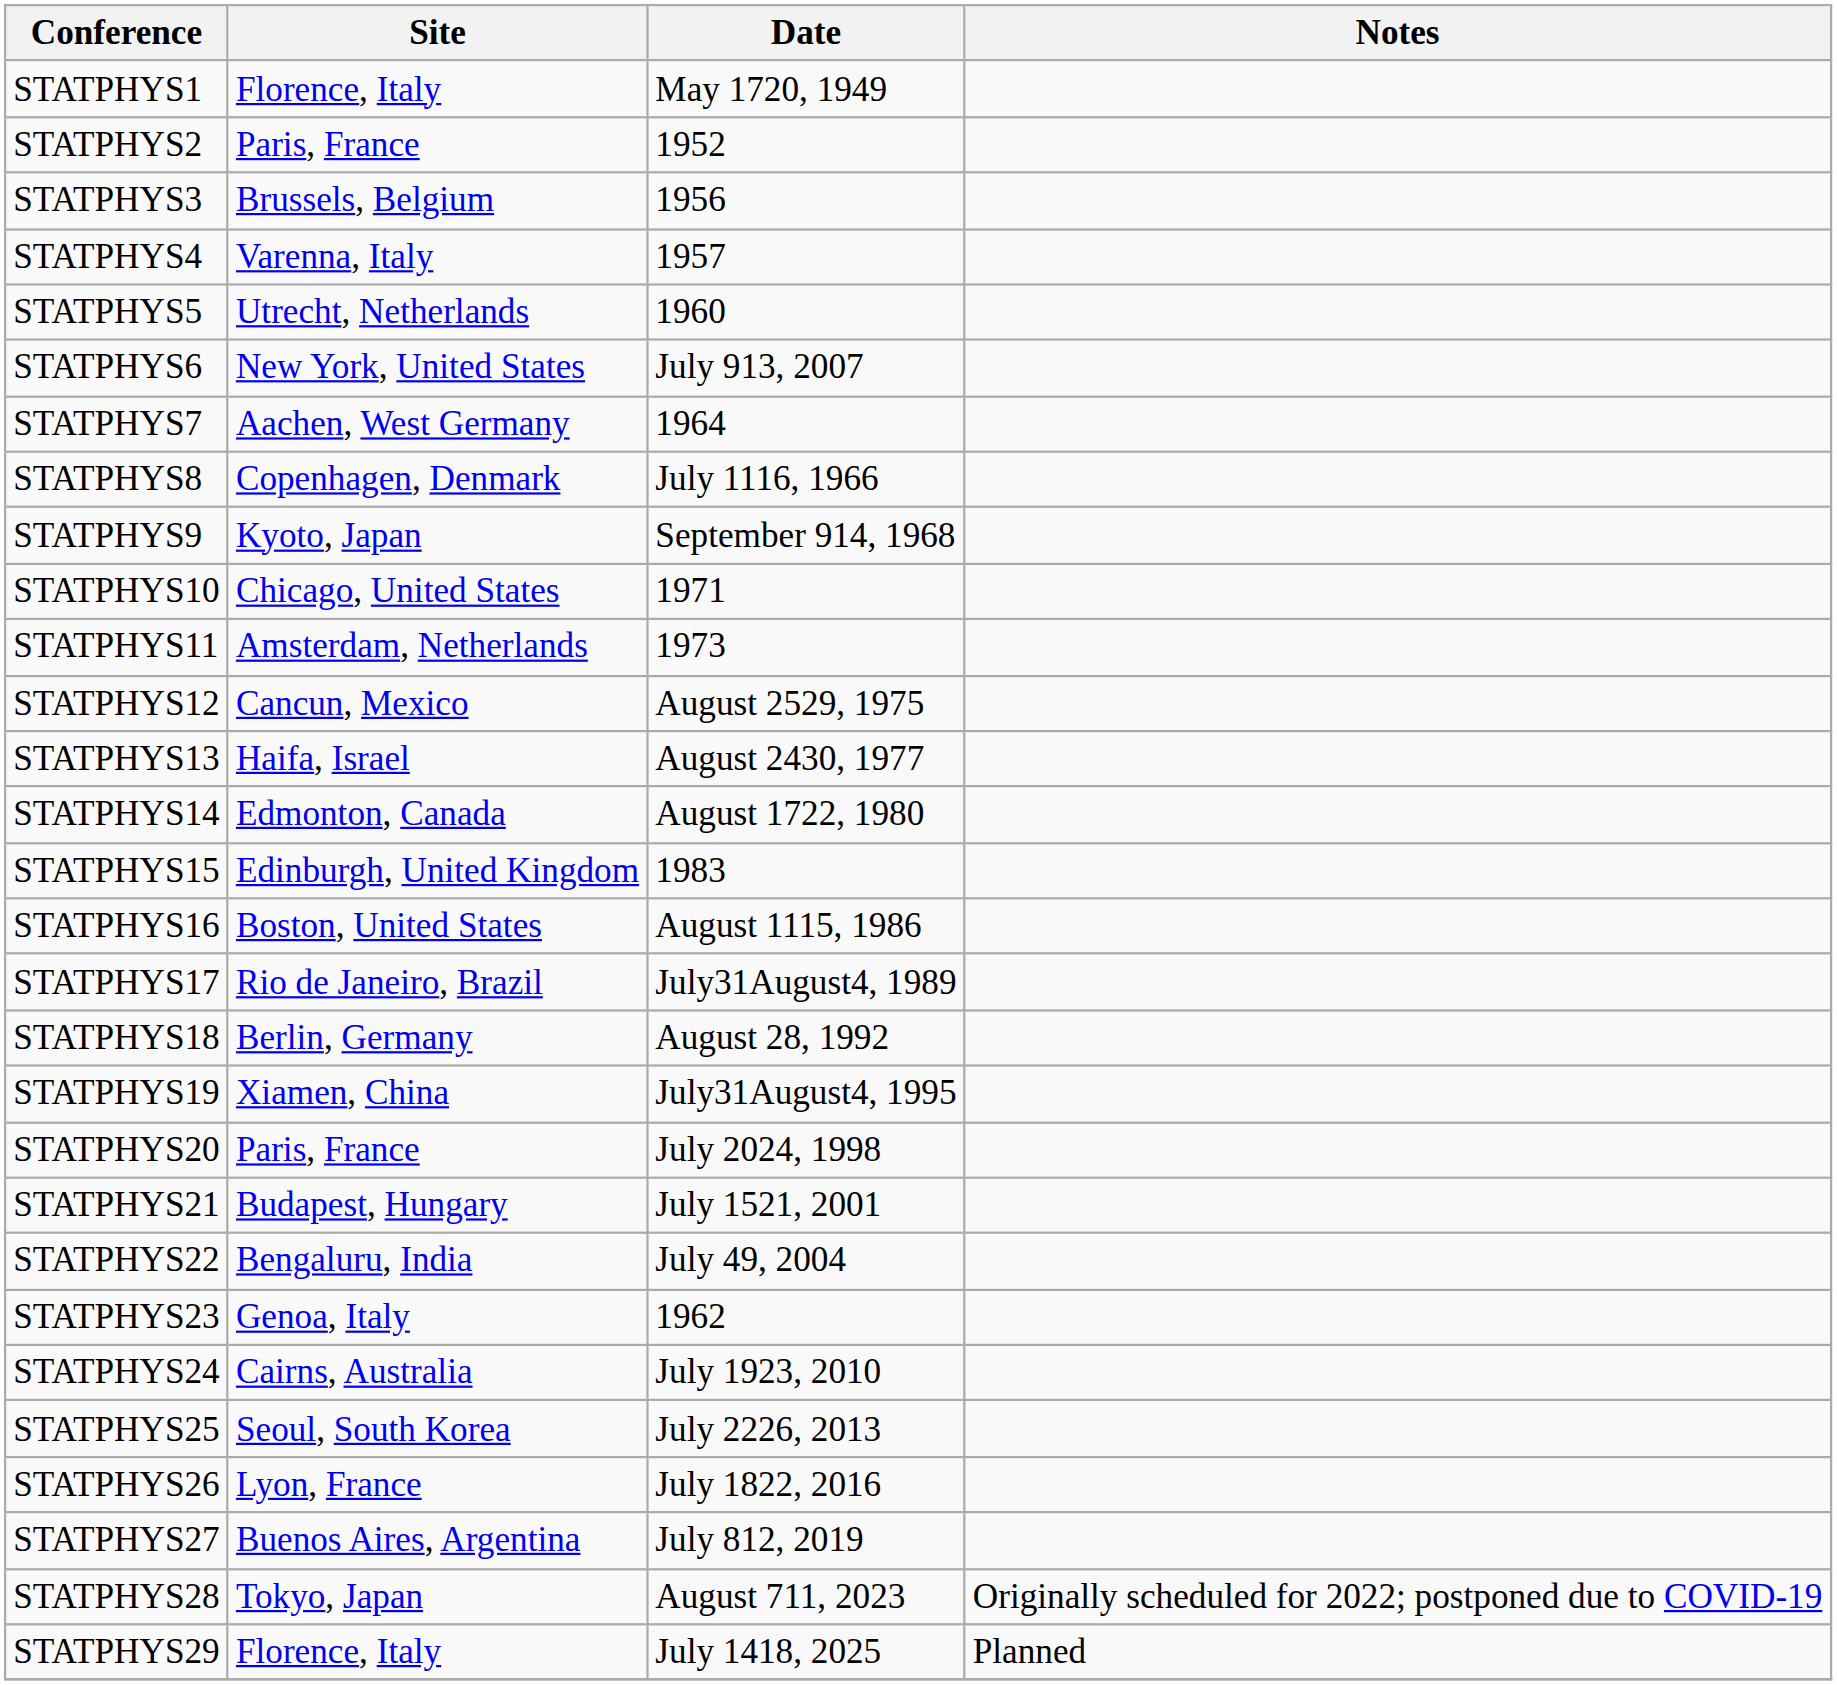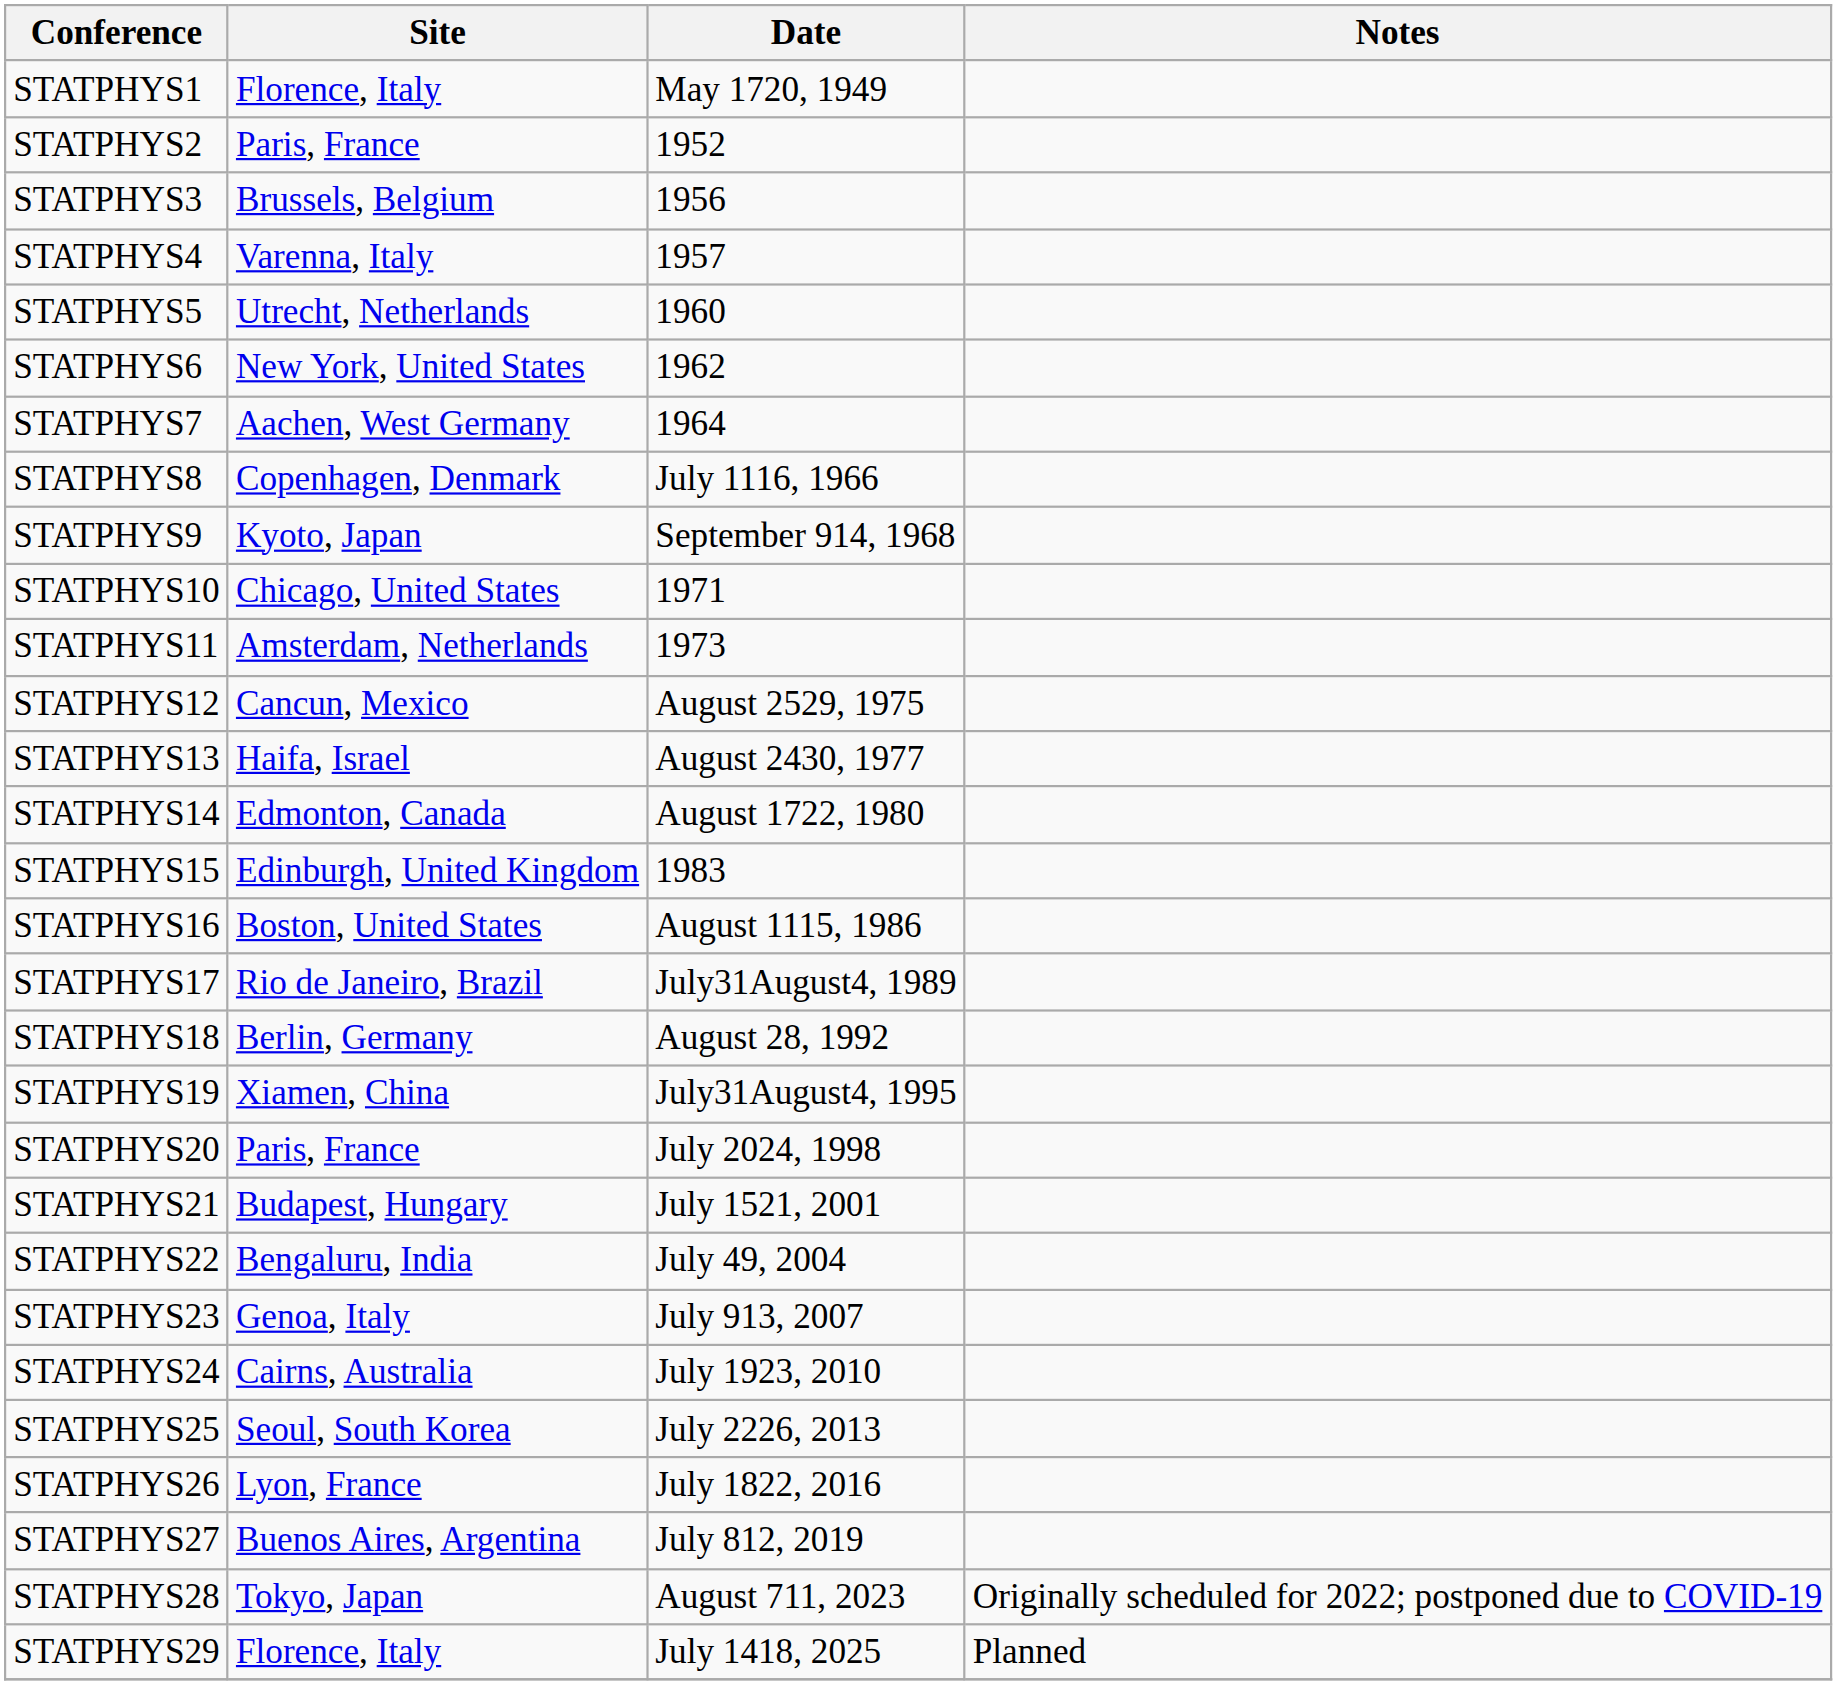(759, 367) July 913, 2007 -> (691, 367) 1962
(691, 1316) 1962 -> (759, 1316) July 913, 2007
